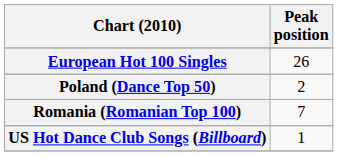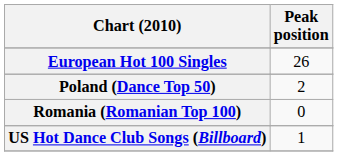(301, 112) 7 -> (301, 112) 0
